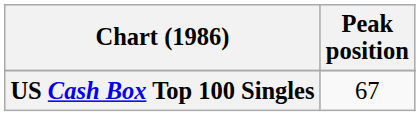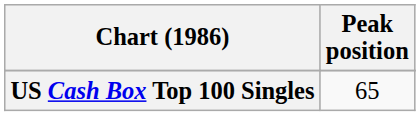(367, 90) 67 -> (367, 90) 65
